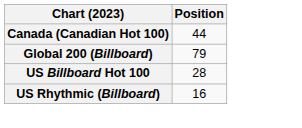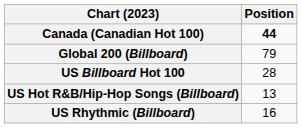(199, 34) normal -> (269, 34) bold
+ row: (123, 93)
